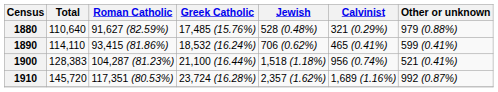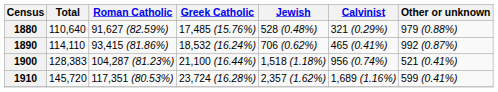(429, 45) 599 (0.41%) -> (429, 45) 992 (0.87%)
(429, 78) 992 (0.87%) -> (429, 78) 599 (0.41%)
